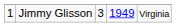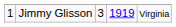(122, 13) 1949 -> (122, 13) 1919
